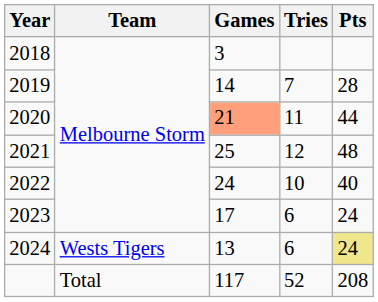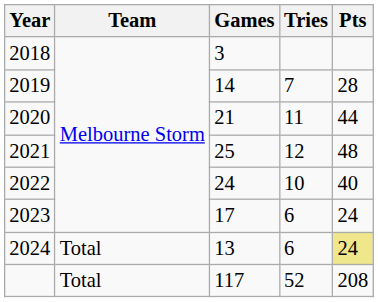(224, 118) lightsalmon background -> (224, 118) no background
(112, 248) Wests Tigers -> (81, 248) Total
